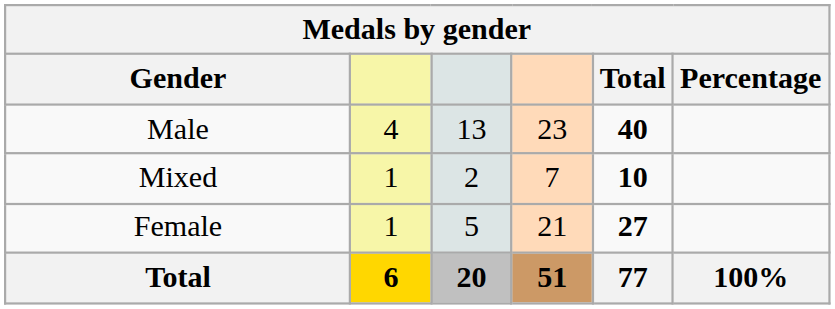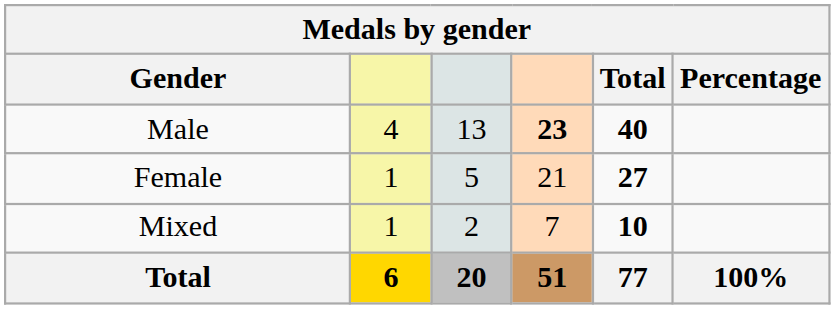(552, 128) normal -> (552, 128) bold
rows swapped: (178, 227) <-> (178, 177)
